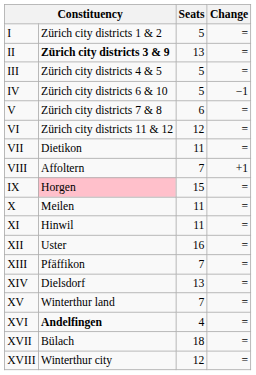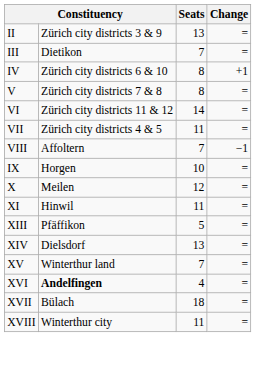- row: (9, 33)
(105, 52) bold -> (101, 33) normal
(101, 72) Zürich city districts 4 & 5 -> (61, 52) Dietikon
(202, 72) 5 -> (202, 52) 7
(202, 91) 5 -> (202, 72) 8
(242, 91) −1 -> (242, 72) +1
(202, 110) 6 -> (202, 91) 8
(199, 129) 12 -> (199, 110) 14
(61, 149) Dietikon -> (101, 129) Zürich city districts 4 & 5
(242, 168) +1 -> (242, 149) −1
(58, 187) pink background -> (58, 168) no background
(199, 187) 15 -> (199, 168) 10
(199, 206) 11 -> (199, 187) 12
- row: (15, 245)
(202, 264) 7 -> (202, 226) 5
(199, 360) 12 -> (199, 322) 11
